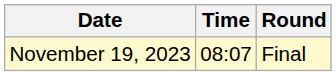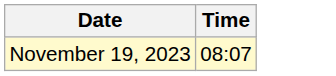- column: (294, 20)
